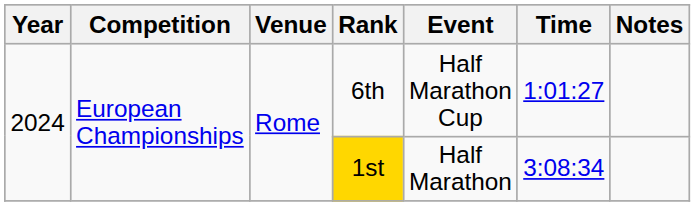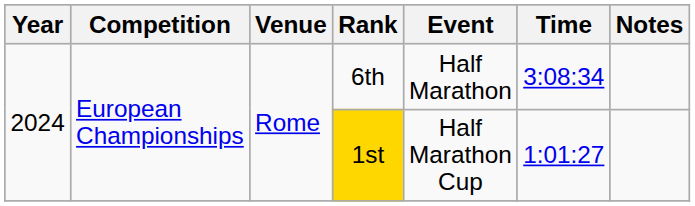(460, 90) Half Marathon Cup -> (460, 76) Half Marathon
(564, 90) 1:01:27 -> (564, 76) 3:08:34
(460, 169) Half Marathon -> (460, 155) Half Marathon Cup
(564, 169) 3:08:34 -> (564, 155) 1:01:27
